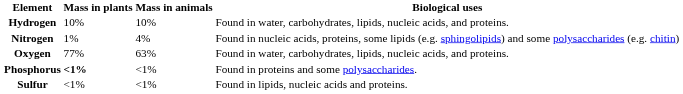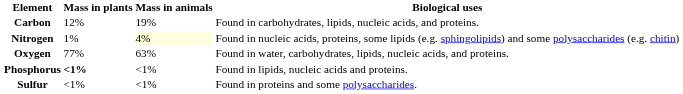+ row: (32, 22)
- row: (32, 22)
(143, 38) no background -> (143, 38) lightyellow background
(316, 69) Found in proteins and some polysaccharides. -> (312, 69) Found in lipids, nucleic acids and proteins.
(312, 84) Found in lipids, nucleic acids and proteins. -> (316, 84) Found in proteins and some polysaccharides.
